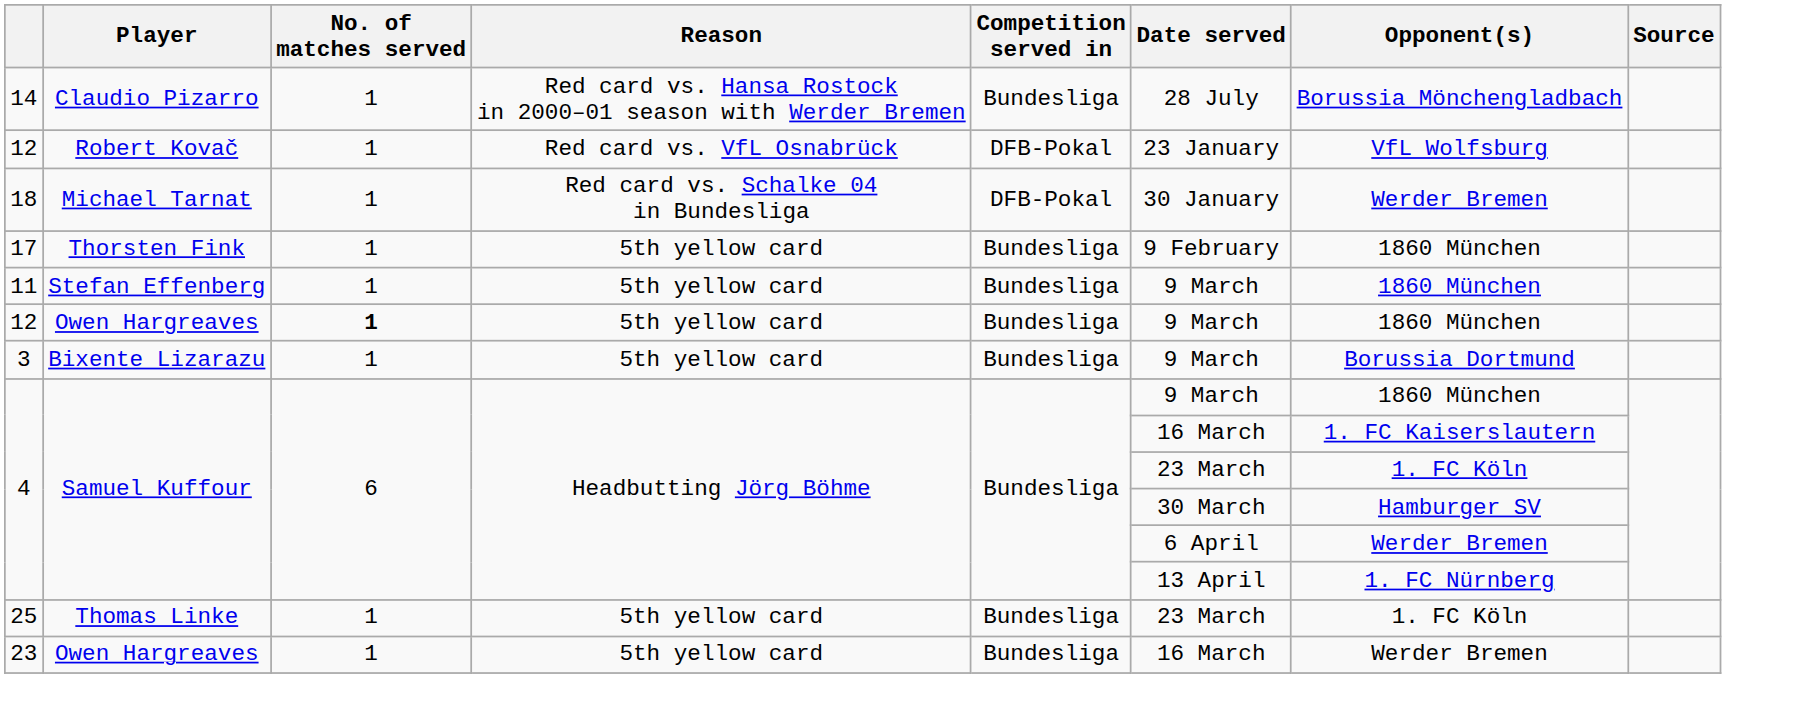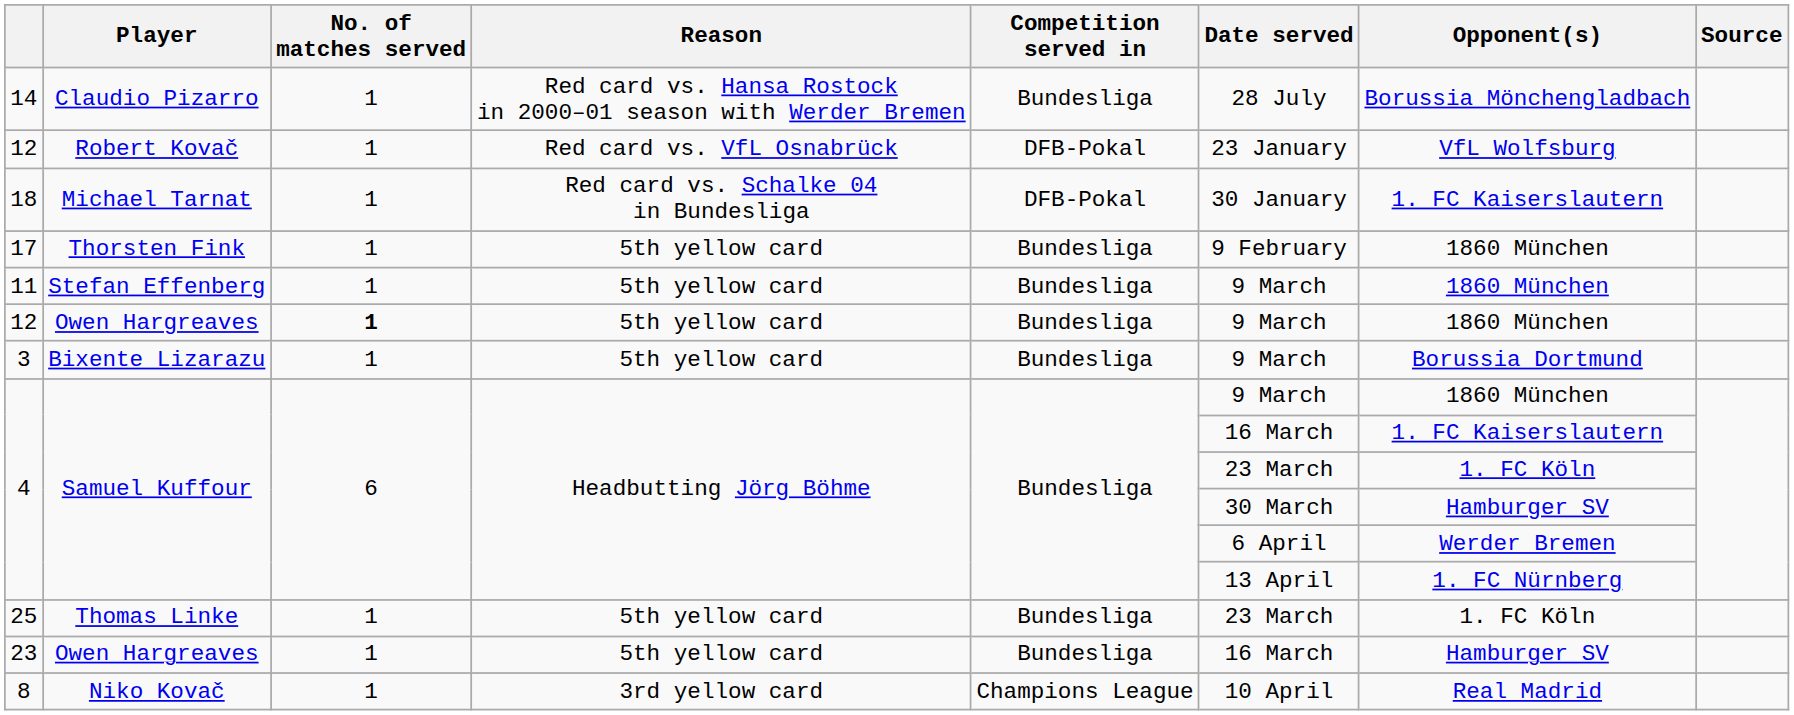(1460, 199) Werder Bremen -> (1527, 199) 1. FC Kaiserslautern
(1460, 655) Werder Bremen -> (1527, 655) Hamburger SV
+ row: (24, 691)
